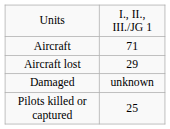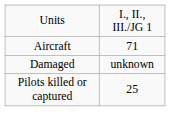- row: (52, 64)
